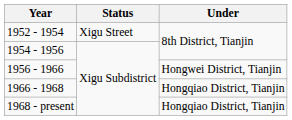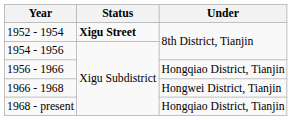(106, 32) normal -> (108, 32) bold
(221, 69) Hongwei District, Tianjin -> (223, 69) Hongqiao District, Tianjin
(223, 87) Hongqiao District, Tianjin -> (221, 87) Hongwei District, Tianjin
